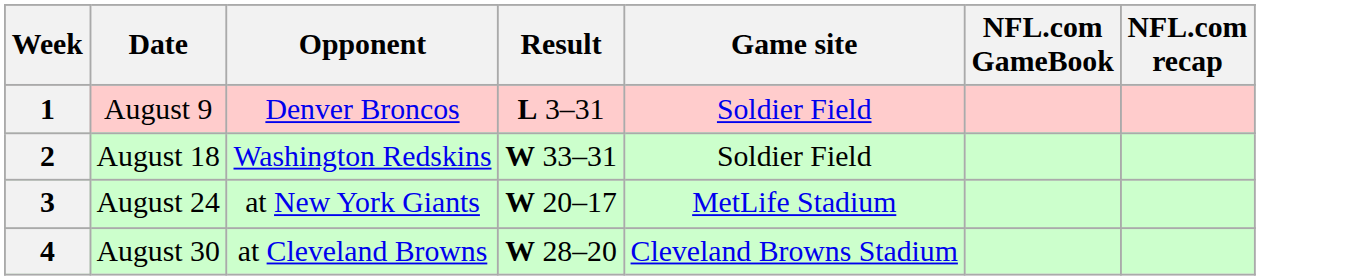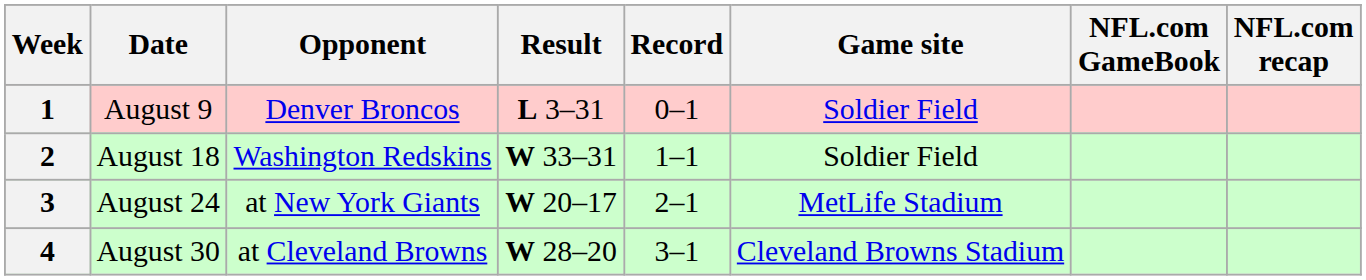+ column: (677, 44)
